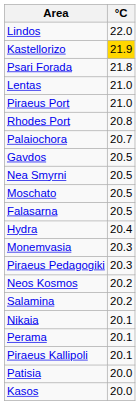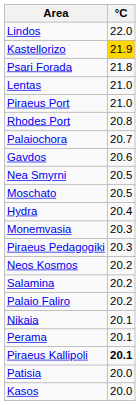(121, 157) 20.5 -> (121, 157) 20.6
- row: (32, 211)
+ row: (39, 301)
(121, 355) normal -> (121, 355) bold
